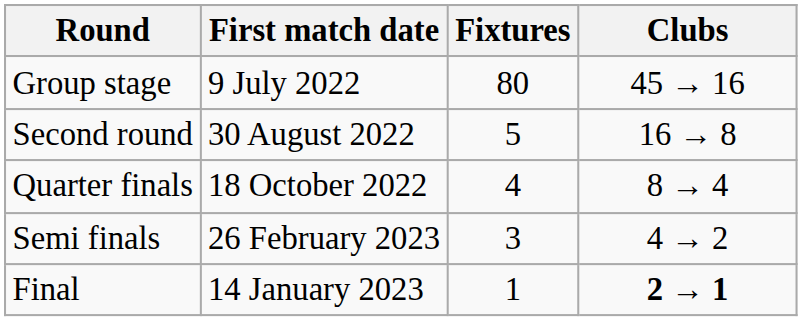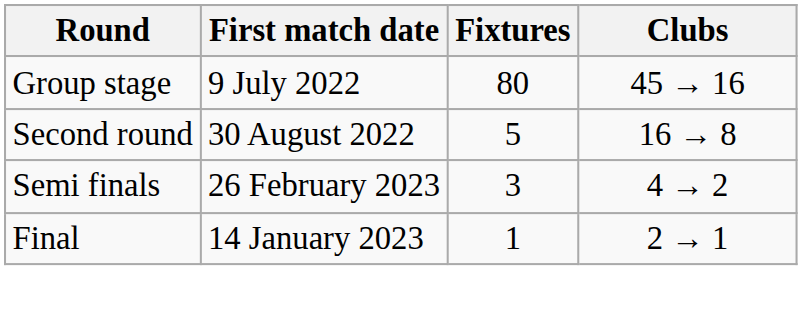- row: (103, 185)
(688, 289) bold -> (688, 237) normal
